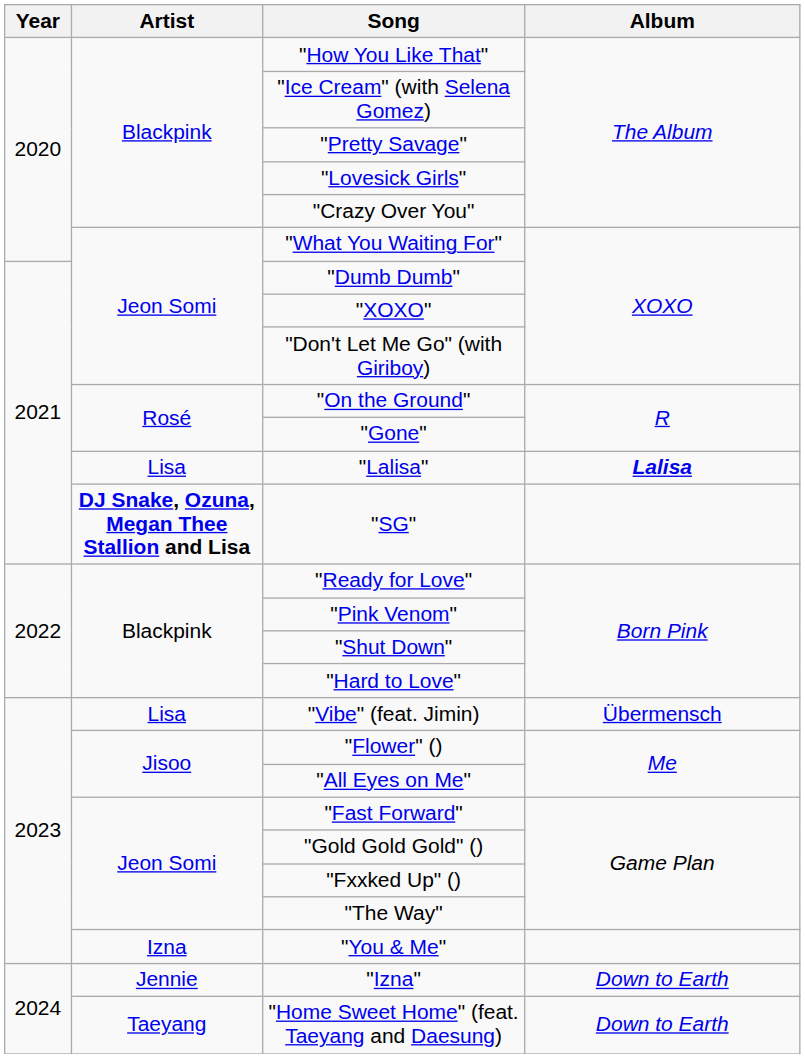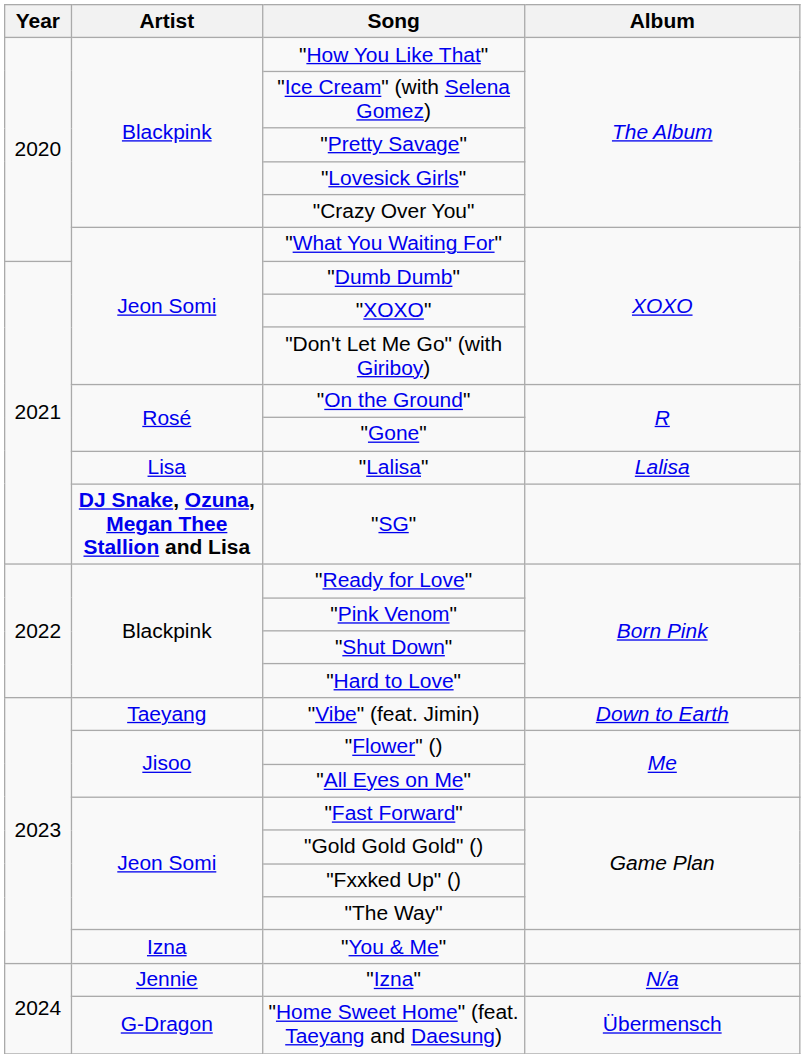(662, 467) bold -> (662, 467) normal
(167, 713) Lisa -> (167, 713) Taeyang
(662, 713) Übermensch -> (662, 713) Down to Earth
(662, 979) Down to Earth -> (662, 979) N/a
(167, 1024) Taeyang -> (167, 1024) G-Dragon
(662, 1024) Down to Earth -> (662, 1024) Übermensch
